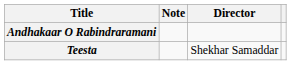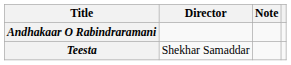columns swapped: (234, 13) <-> (173, 13)
